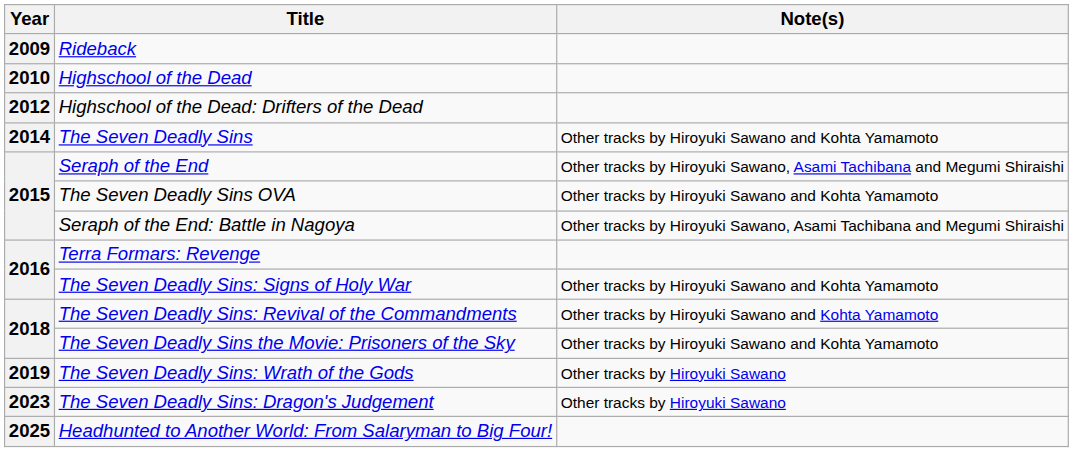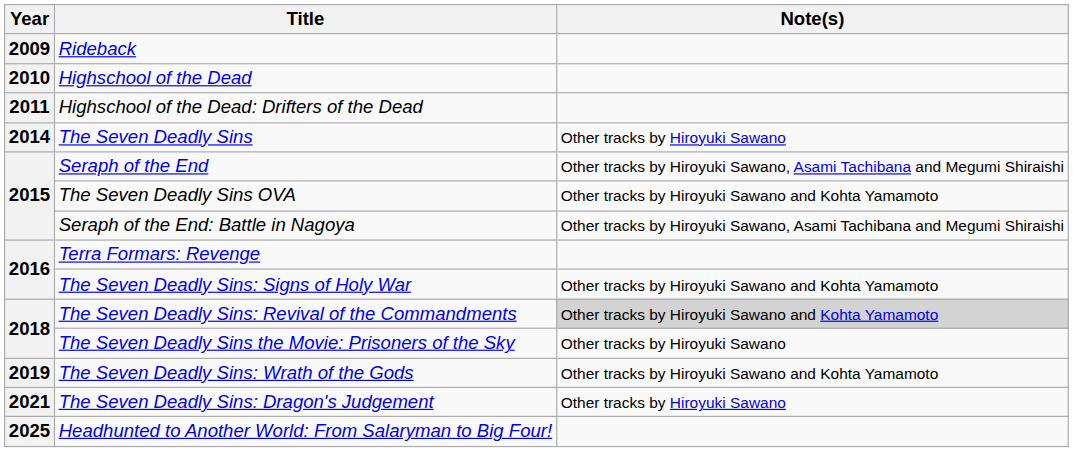(30, 107) 2012 -> (30, 107) 2011
(749, 138) Other tracks by Hiroyuki Sawano and Kohta Yamamoto -> (673, 138) Other tracks by Hiroyuki Sawano
(749, 314) no background -> (749, 314) lightgrey background
(749, 344) Other tracks by Hiroyuki Sawano and Kohta Yamamoto -> (673, 344) Other tracks by Hiroyuki Sawano
(673, 373) Other tracks by Hiroyuki Sawano -> (749, 373) Other tracks by Hiroyuki Sawano and Kohta Yamamoto
(30, 401) 2023 -> (30, 401) 2021
